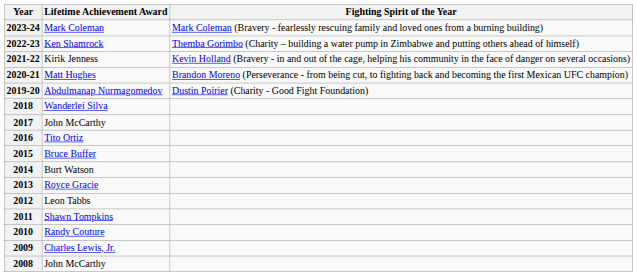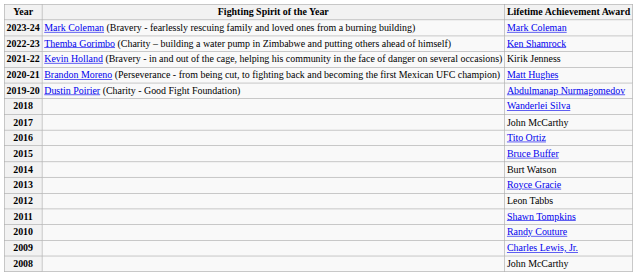columns swapped: (106, 12) <-> (401, 12)
